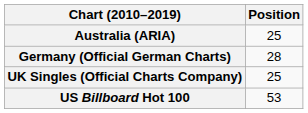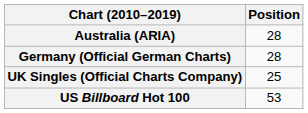(274, 35) 25 -> (274, 35) 28
